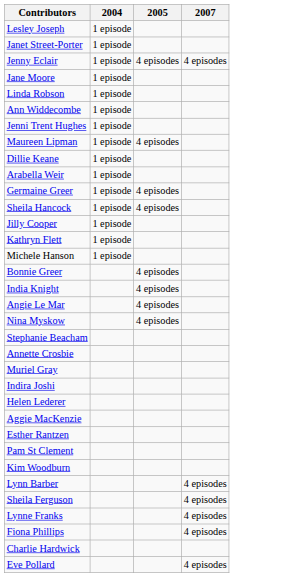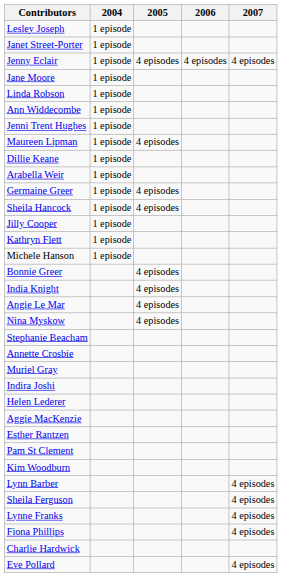+ column: (205, 12)
